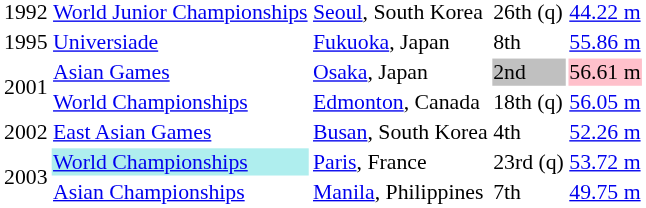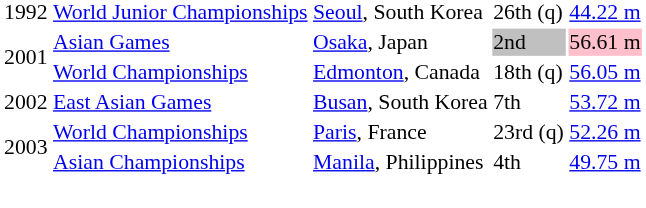- row: (381, 42)
(507, 131) 4th -> (507, 101) 7th
(605, 131) 52.26 m -> (605, 101) 53.72 m
(150, 161) paleturquoise background -> (150, 131) no background
(605, 161) 53.72 m -> (605, 131) 52.26 m
(507, 191) 7th -> (507, 161) 4th
